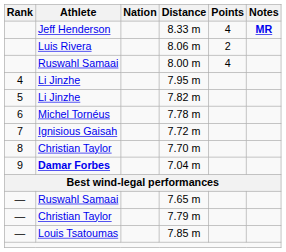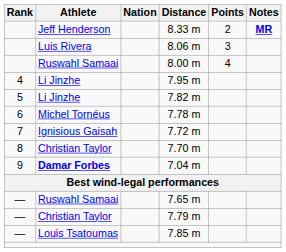(228, 30) 4 -> (228, 30) 2
(228, 47) 2 -> (228, 47) 3
